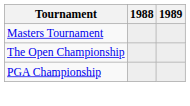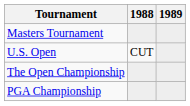+ row: (32, 52)
